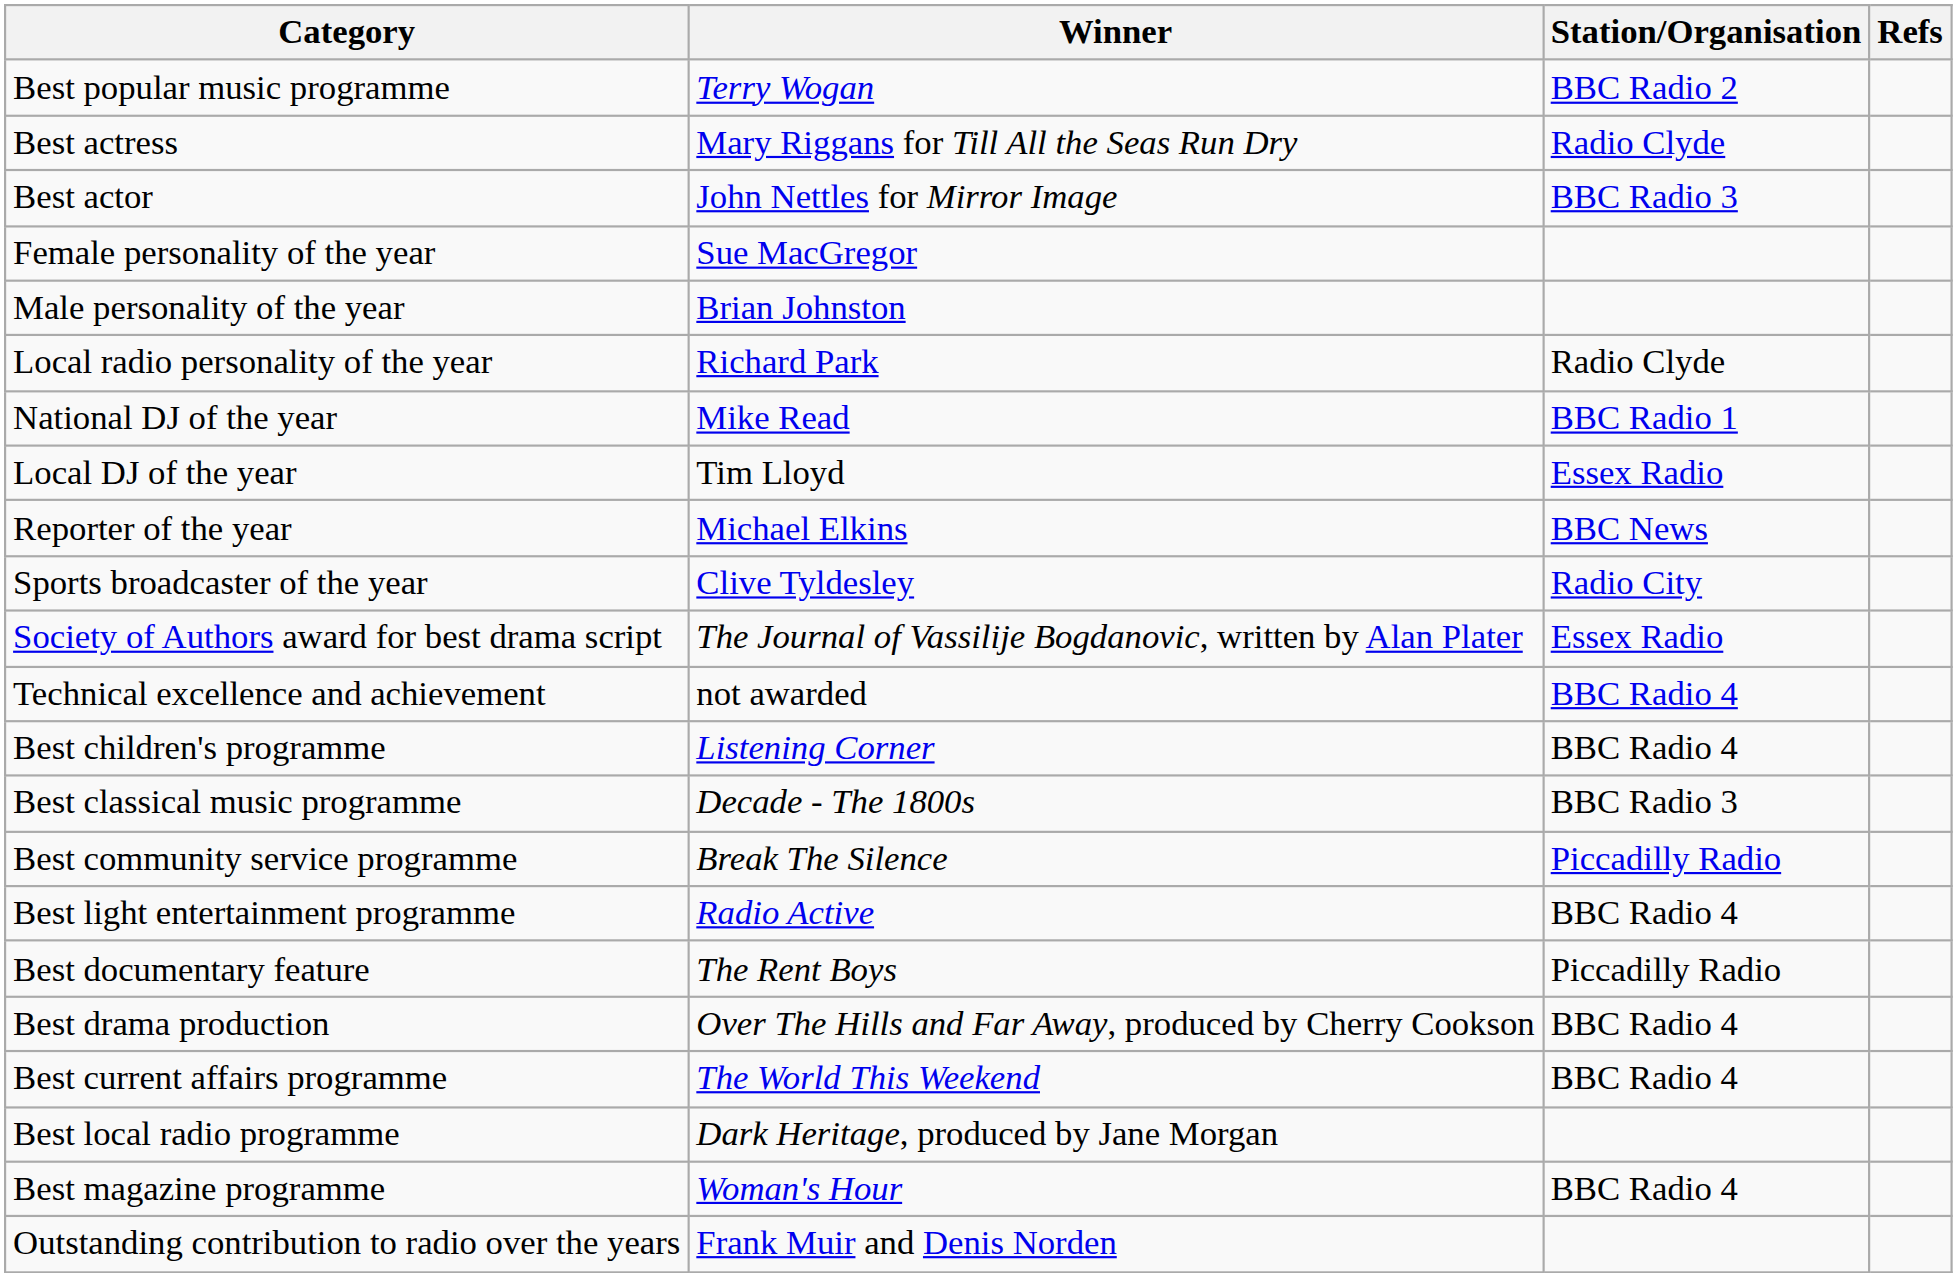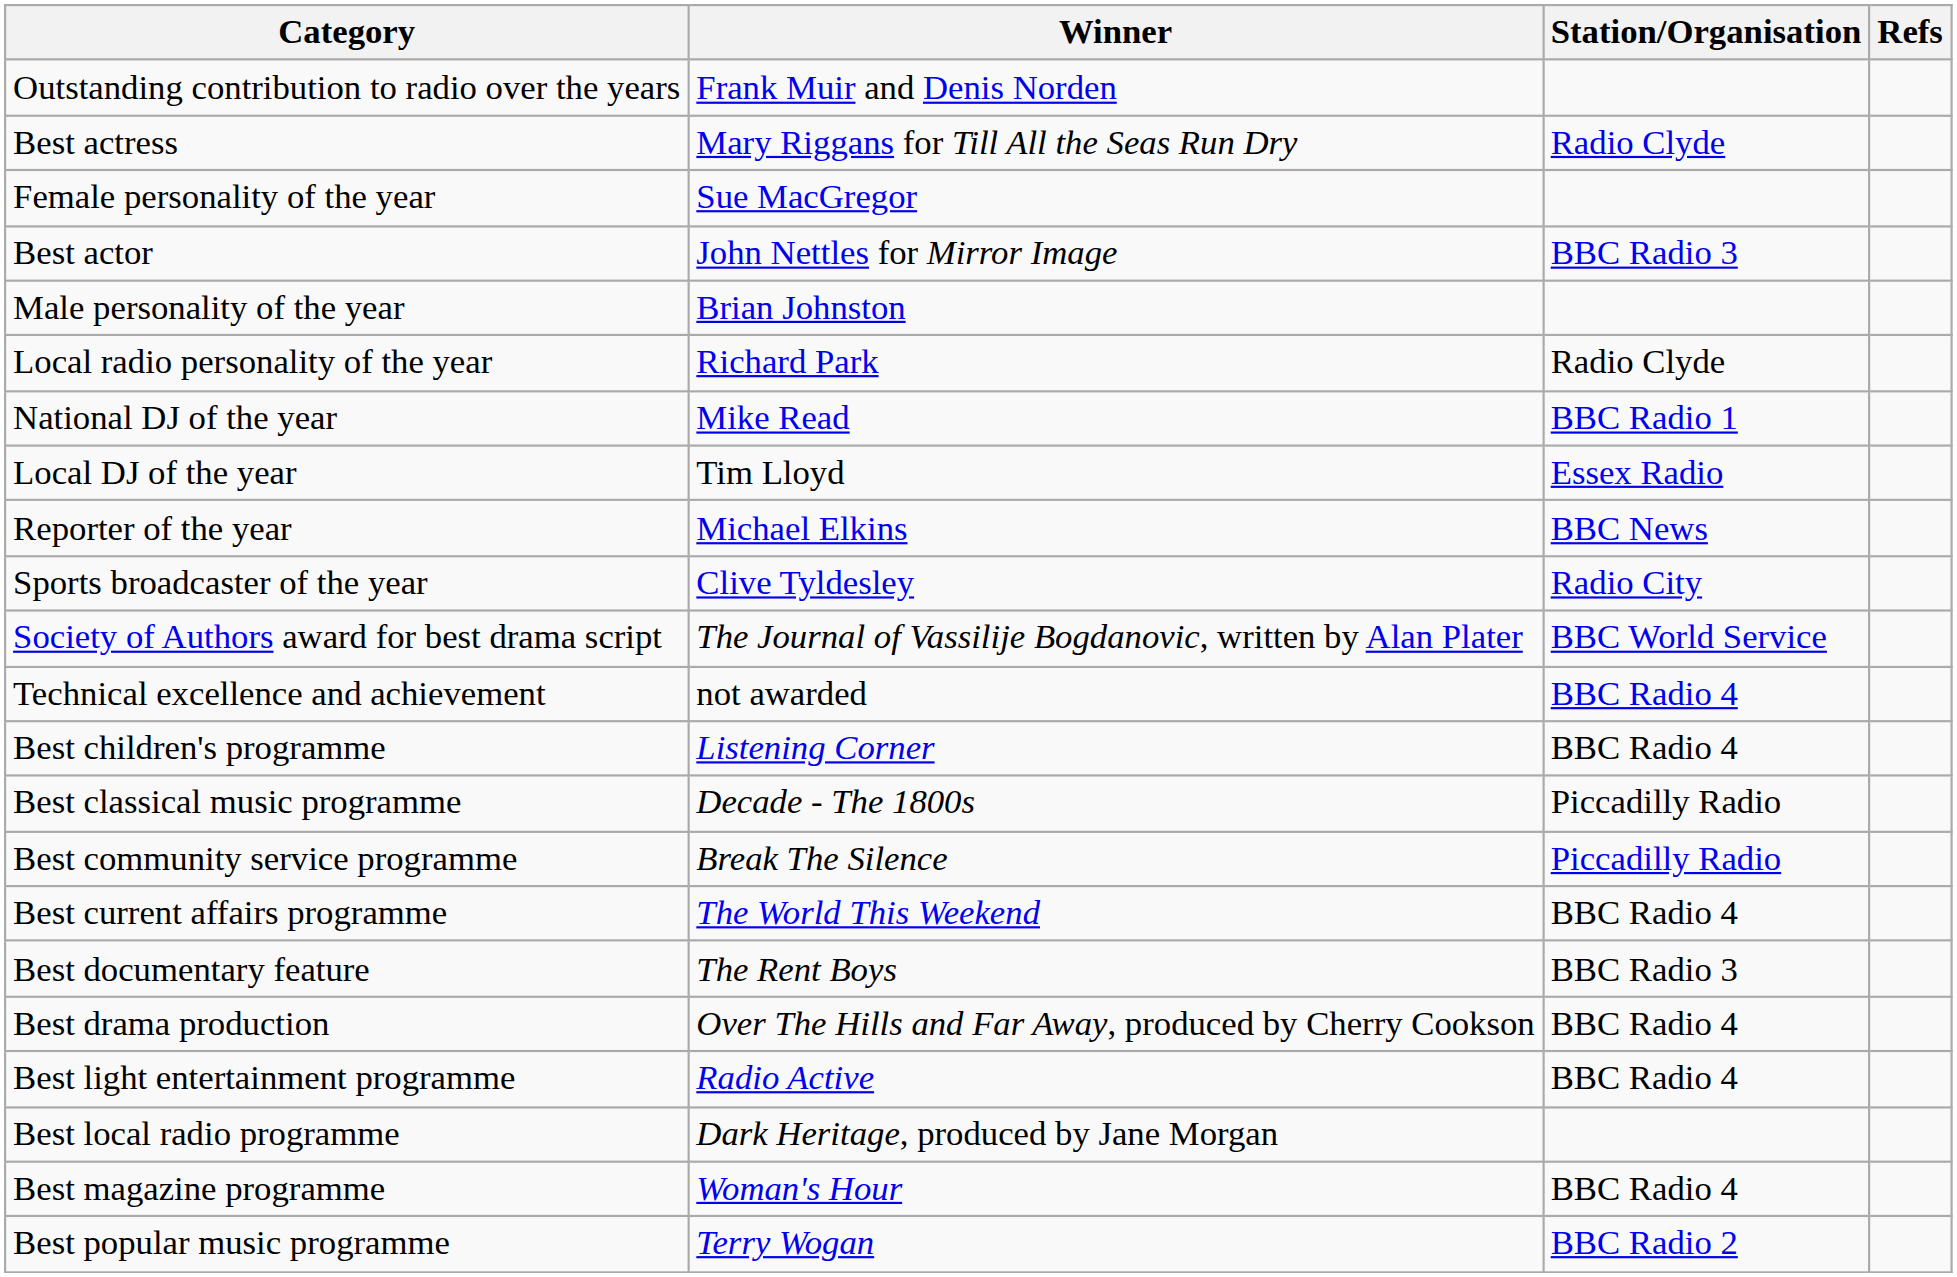rows swapped: (347, 1243) <-> (231, 87)
rows swapped: (83, 197) <-> (224, 252)
(1637, 637) Essex Radio -> (1689, 637) BBC World Service
(1644, 802) BBC Radio 3 -> (1666, 802) Piccadilly Radio
rows swapped: (230, 1078) <-> (264, 913)
(1666, 968) Piccadilly Radio -> (1644, 968) BBC Radio 3
